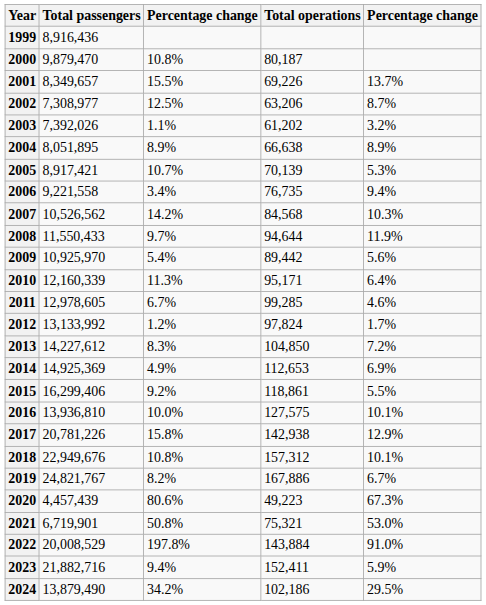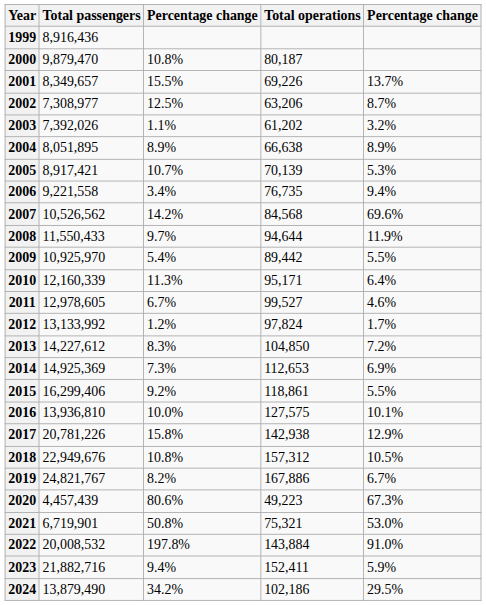(385, 214) 10.3% -> (385, 214) 69.6%
(382, 258) 5.6% -> (382, 258) 5.5%
(283, 302) 99,285 -> (283, 302) 99,527
(162, 368) 4.9% -> (162, 368) 7.3%
(385, 457) 10.1% -> (385, 457) 10.5%
(74, 545) 20,008,529 -> (74, 545) 20,008,532
